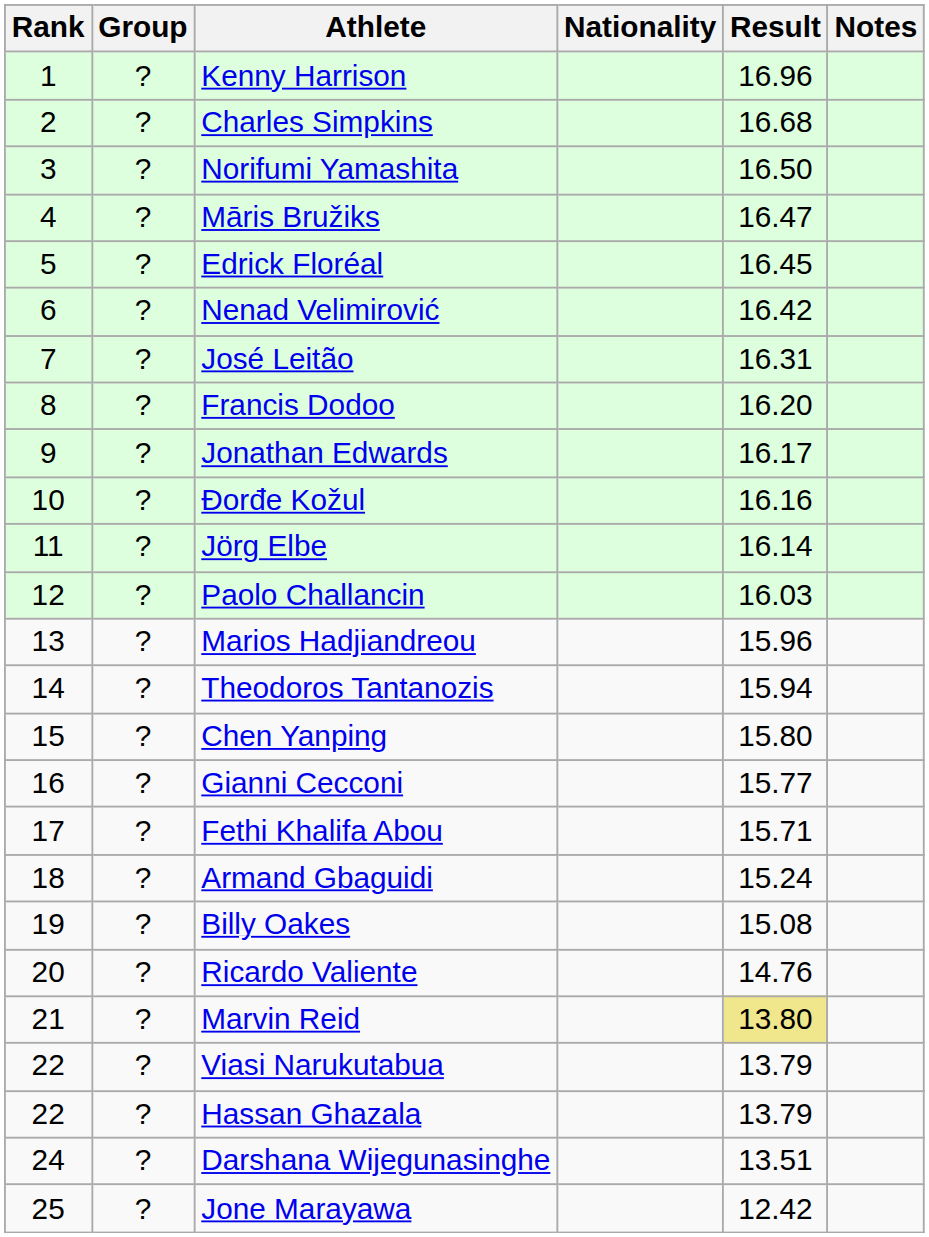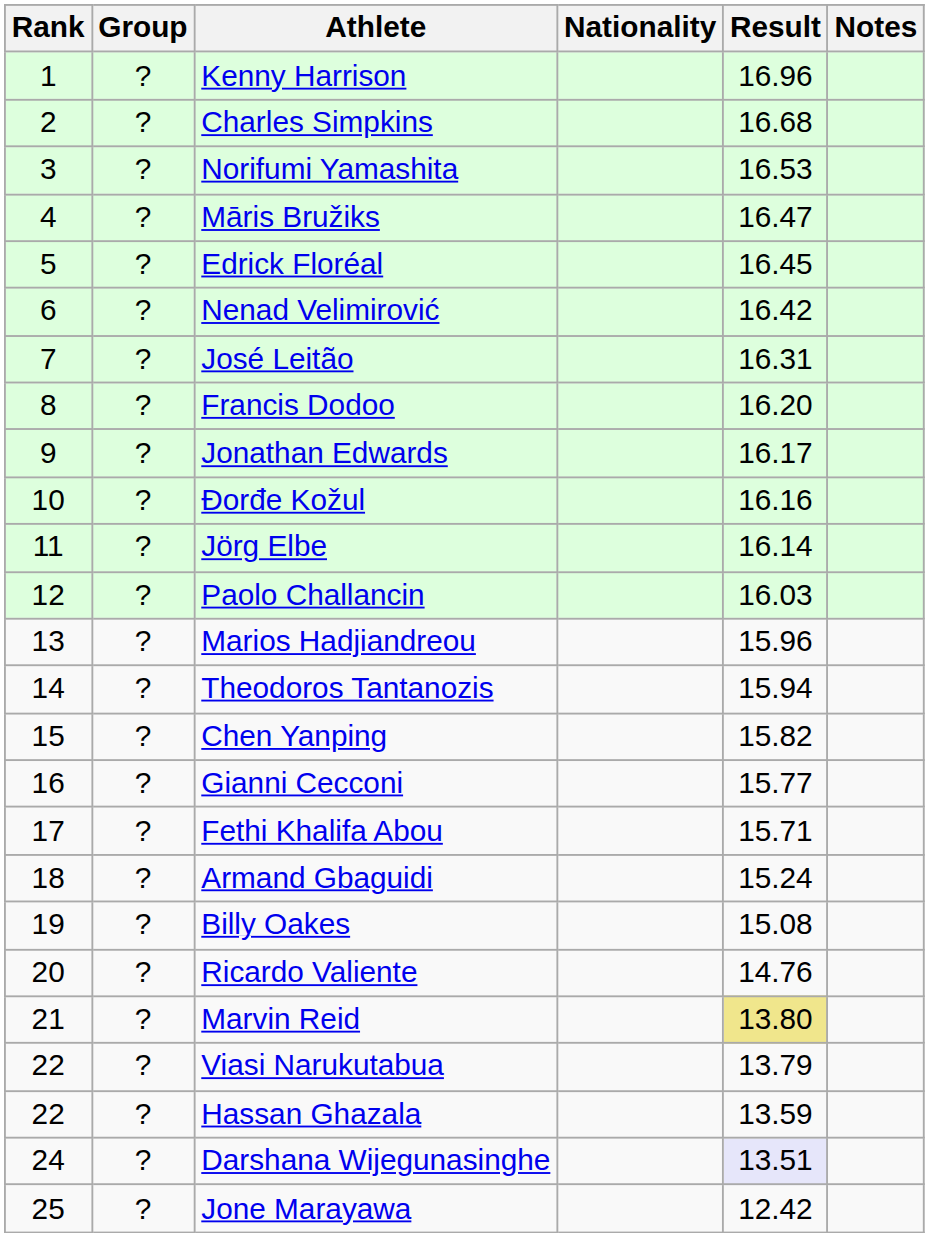(775, 169) 16.50 -> (775, 169) 16.53
(775, 736) 15.80 -> (775, 736) 15.82
(775, 1113) 13.79 -> (775, 1113) 13.59
(775, 1160) no background -> (775, 1160) lavender background
